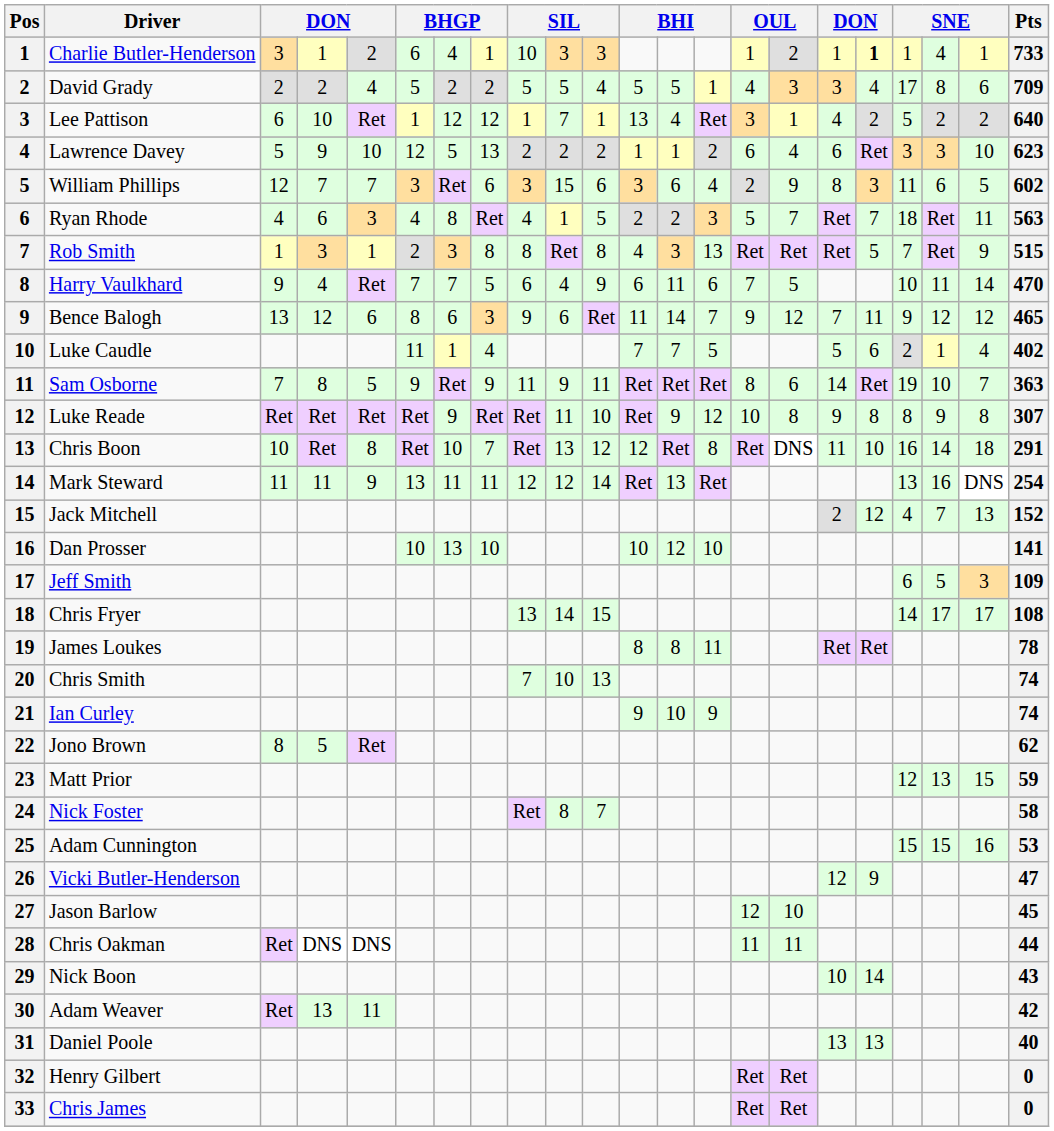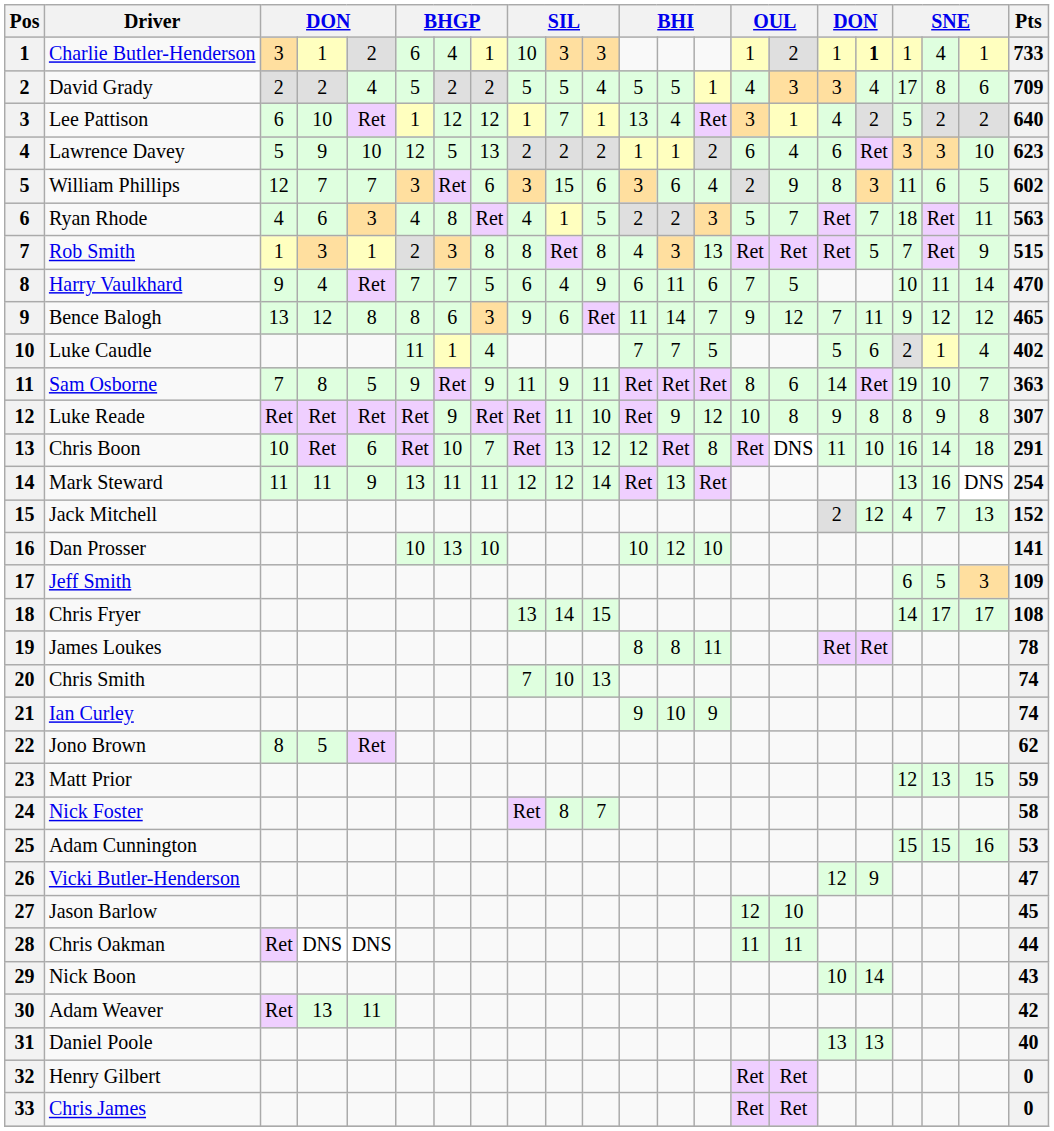(372, 317) 6 -> (372, 317) 8
(372, 449) 8 -> (372, 449) 6
